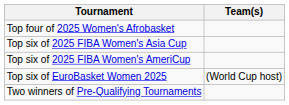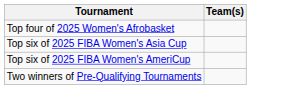- row: (87, 76)
